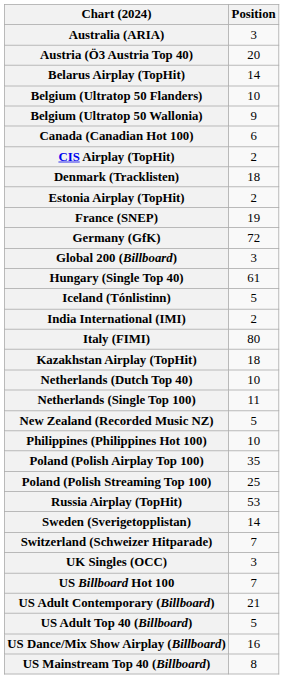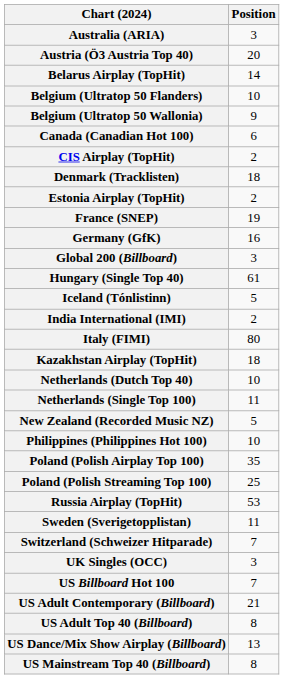(254, 237) 72 -> (254, 237) 16
(254, 522) 14 -> (254, 522) 11
(254, 623) 5 -> (254, 623) 8
(254, 643) 16 -> (254, 643) 13
